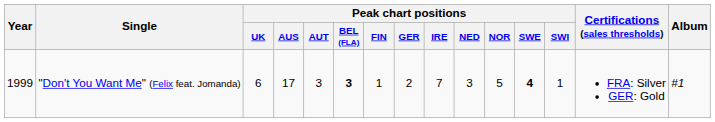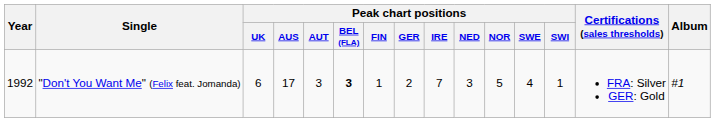(20, 83) 1999 -> (20, 83) 1992
(530, 83) bold -> (530, 83) normal
